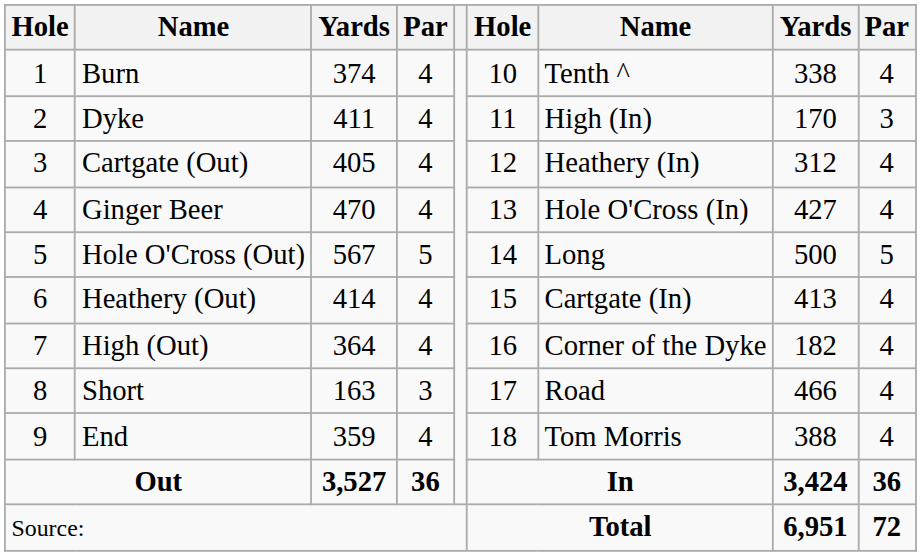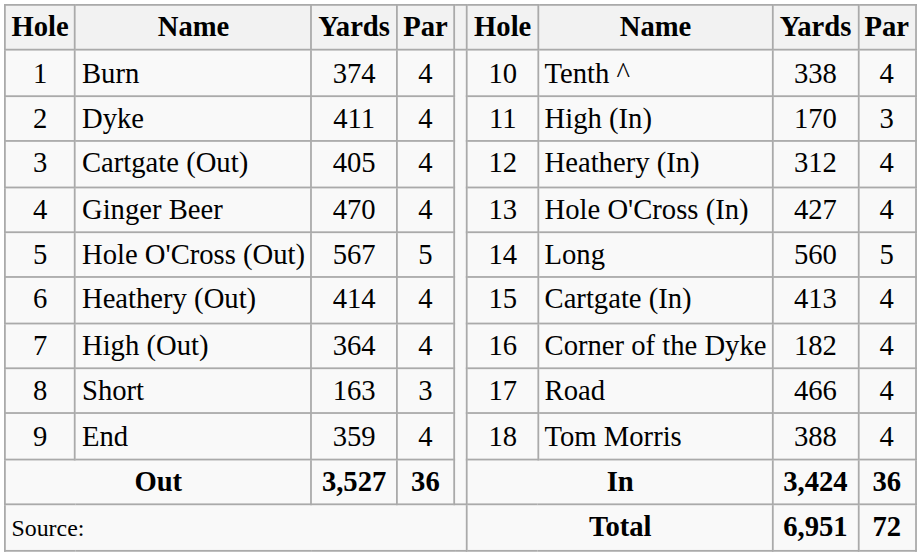(815, 254) 500 -> (815, 254) 560
